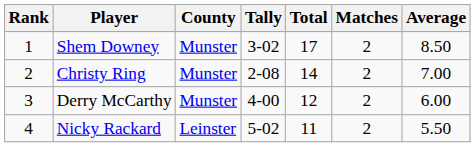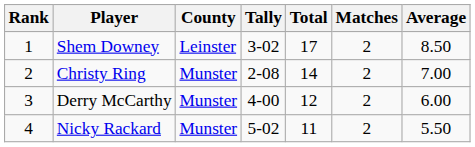(208, 45) Munster -> (208, 45) Leinster
(208, 127) Leinster -> (208, 127) Munster
